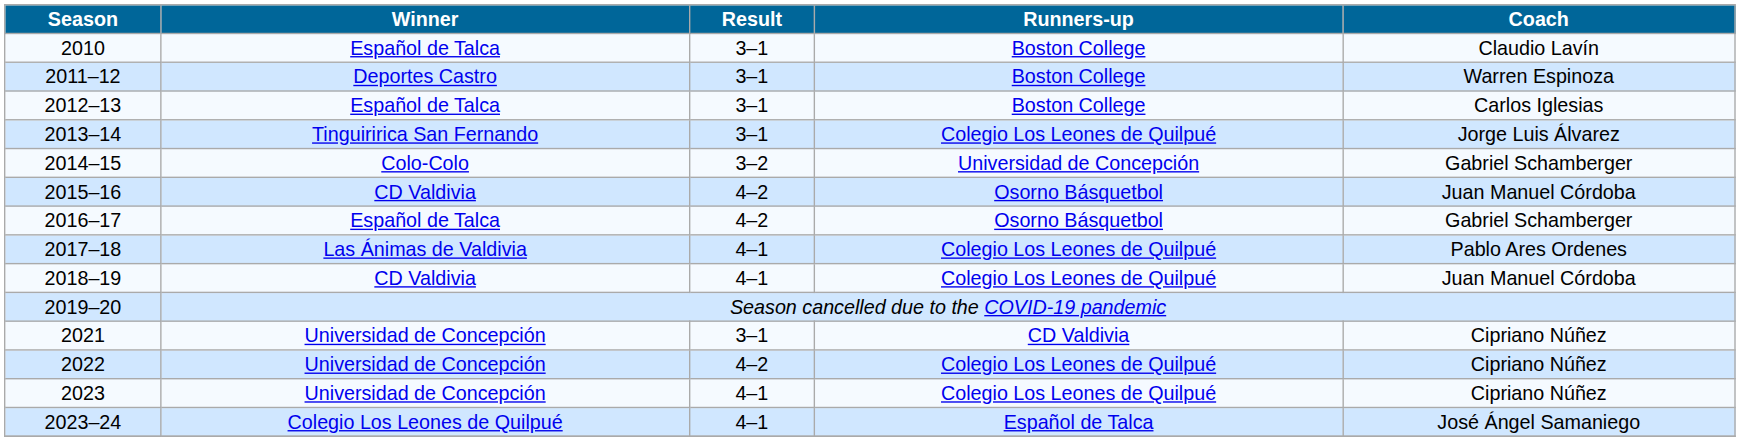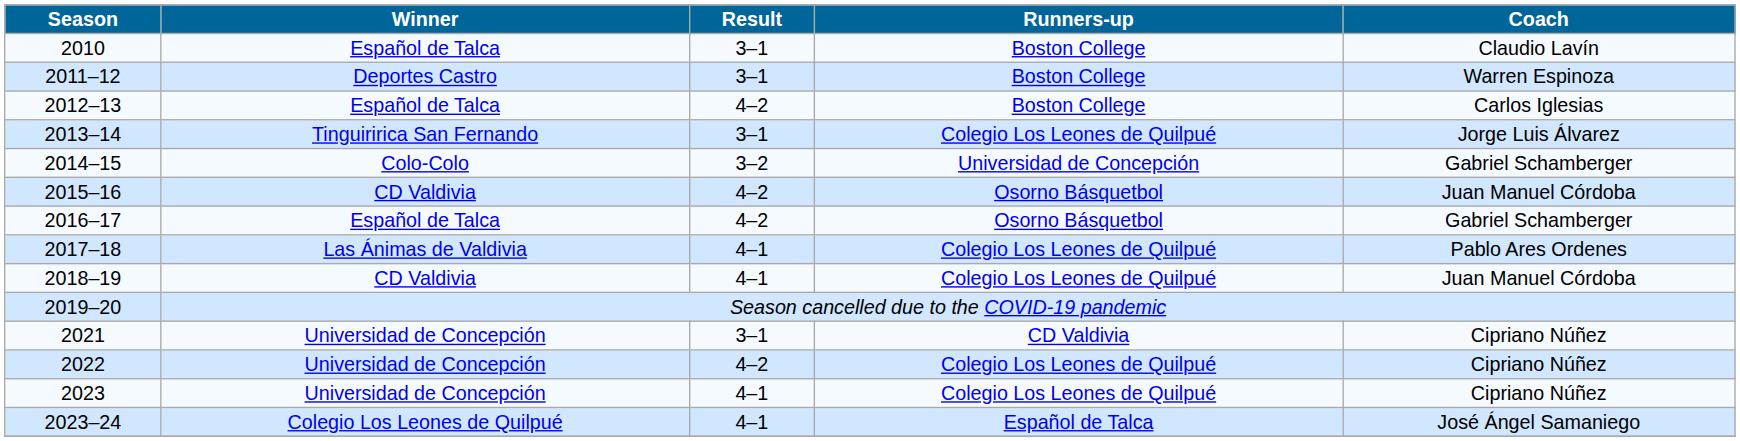(752, 105) 3–1 -> (752, 105) 4–2
